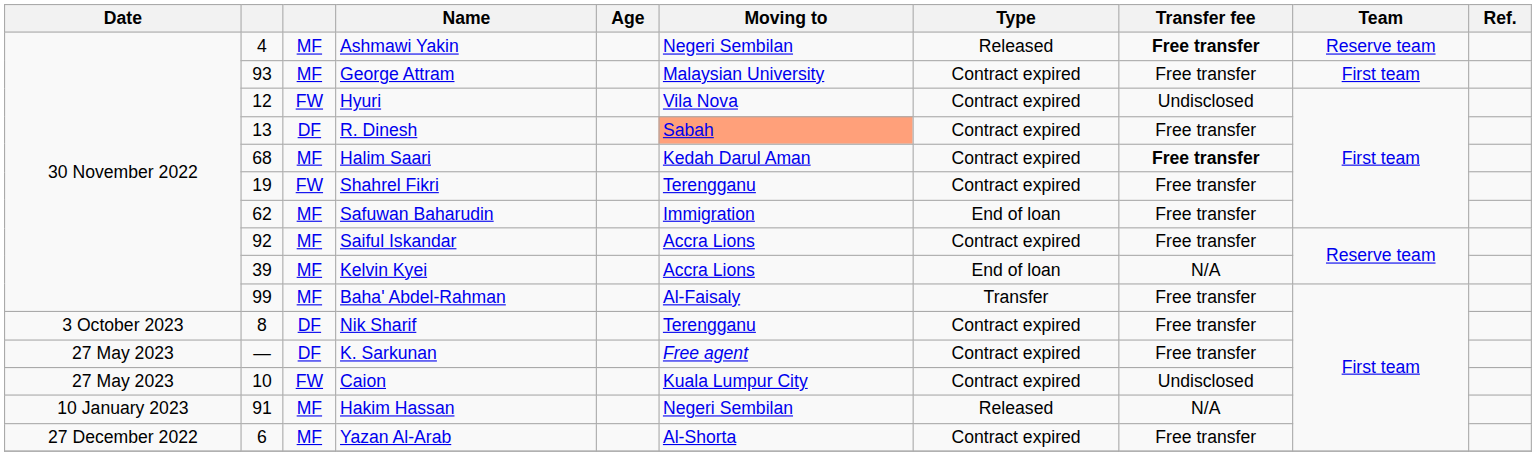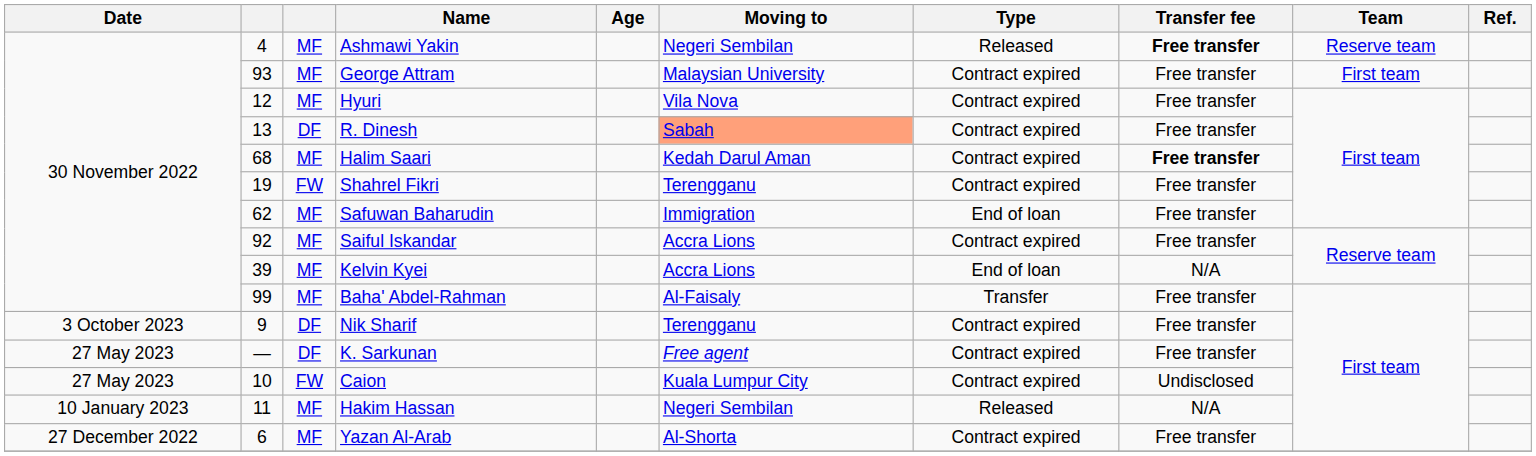(309, 102) FW -> (309, 102) MF
(1206, 102) Undisclosed -> (1206, 102) Free transfer
(262, 325) 8 -> (262, 325) 9
(262, 409) 91 -> (262, 409) 11
